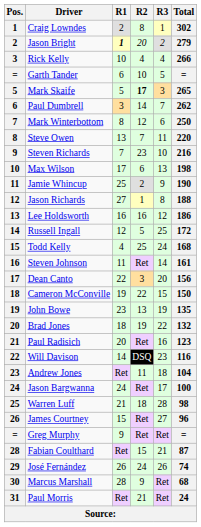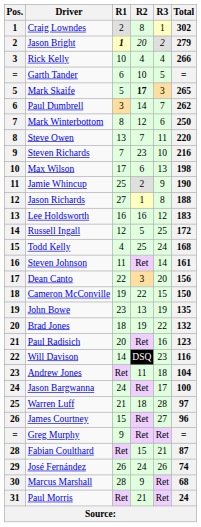(184, 216) 186 -> (184, 216) 183
(184, 404) 98 -> (184, 404) 97
